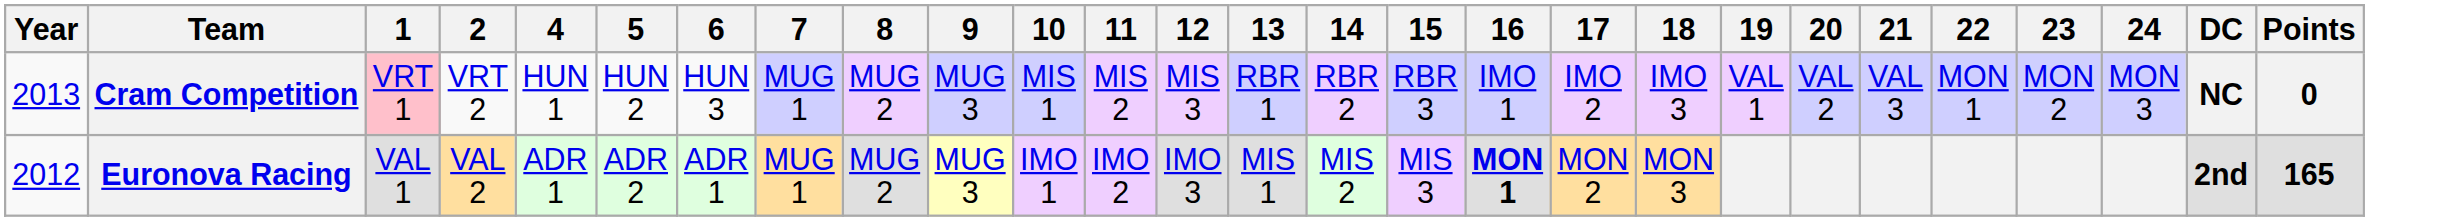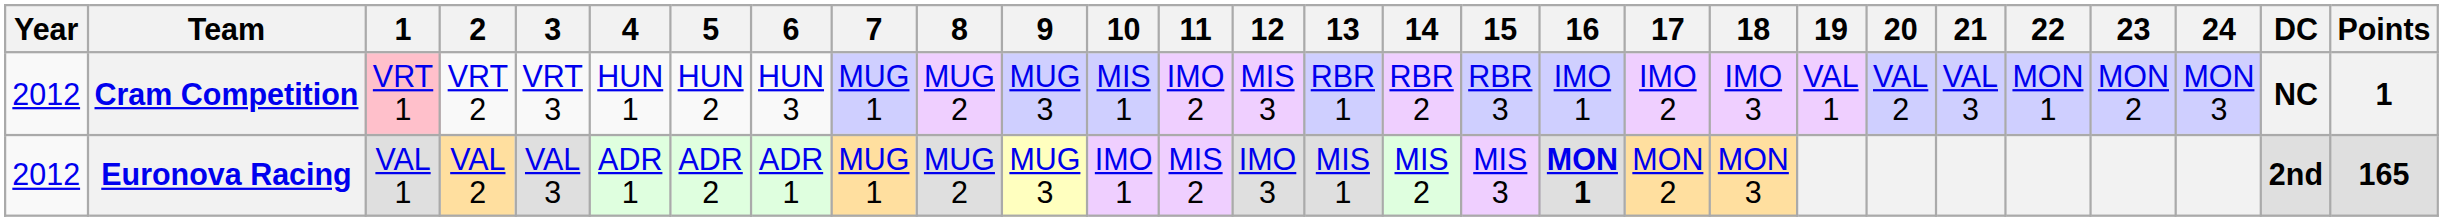+ column: (553, 29)
(46, 94) 2013 -> (46, 94) 2012
(1121, 94) MIS 2 -> (1196, 94) IMO 2
(2309, 94) 0 -> (2384, 94) 1
(1121, 175) IMO 2 -> (1196, 175) MIS 2
